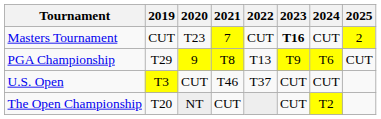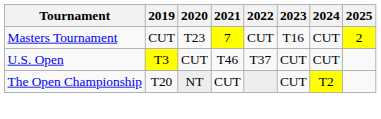(293, 37) bold -> (293, 37) normal
- row: (61, 59)
